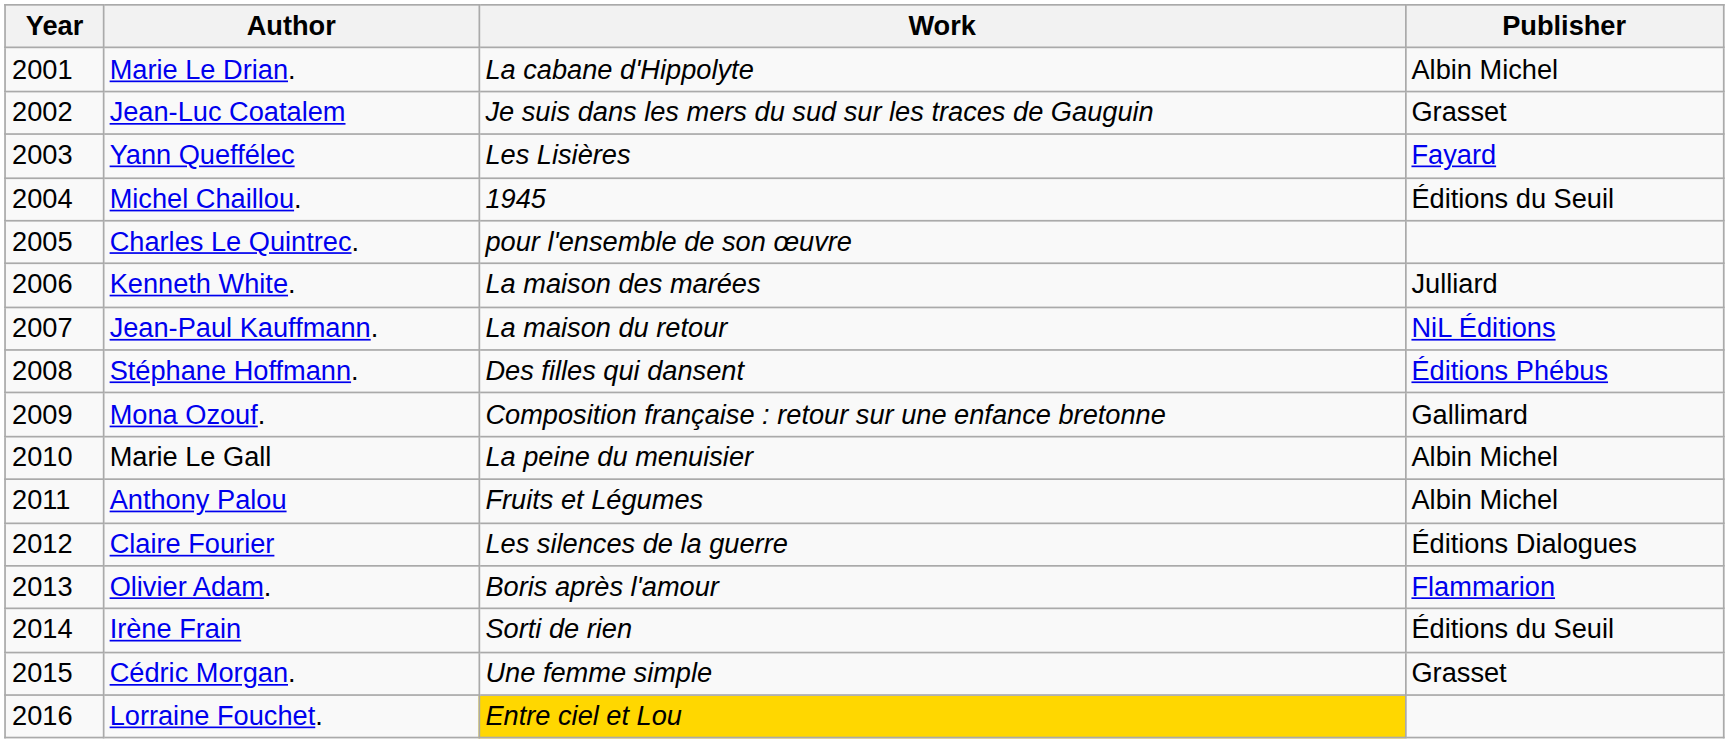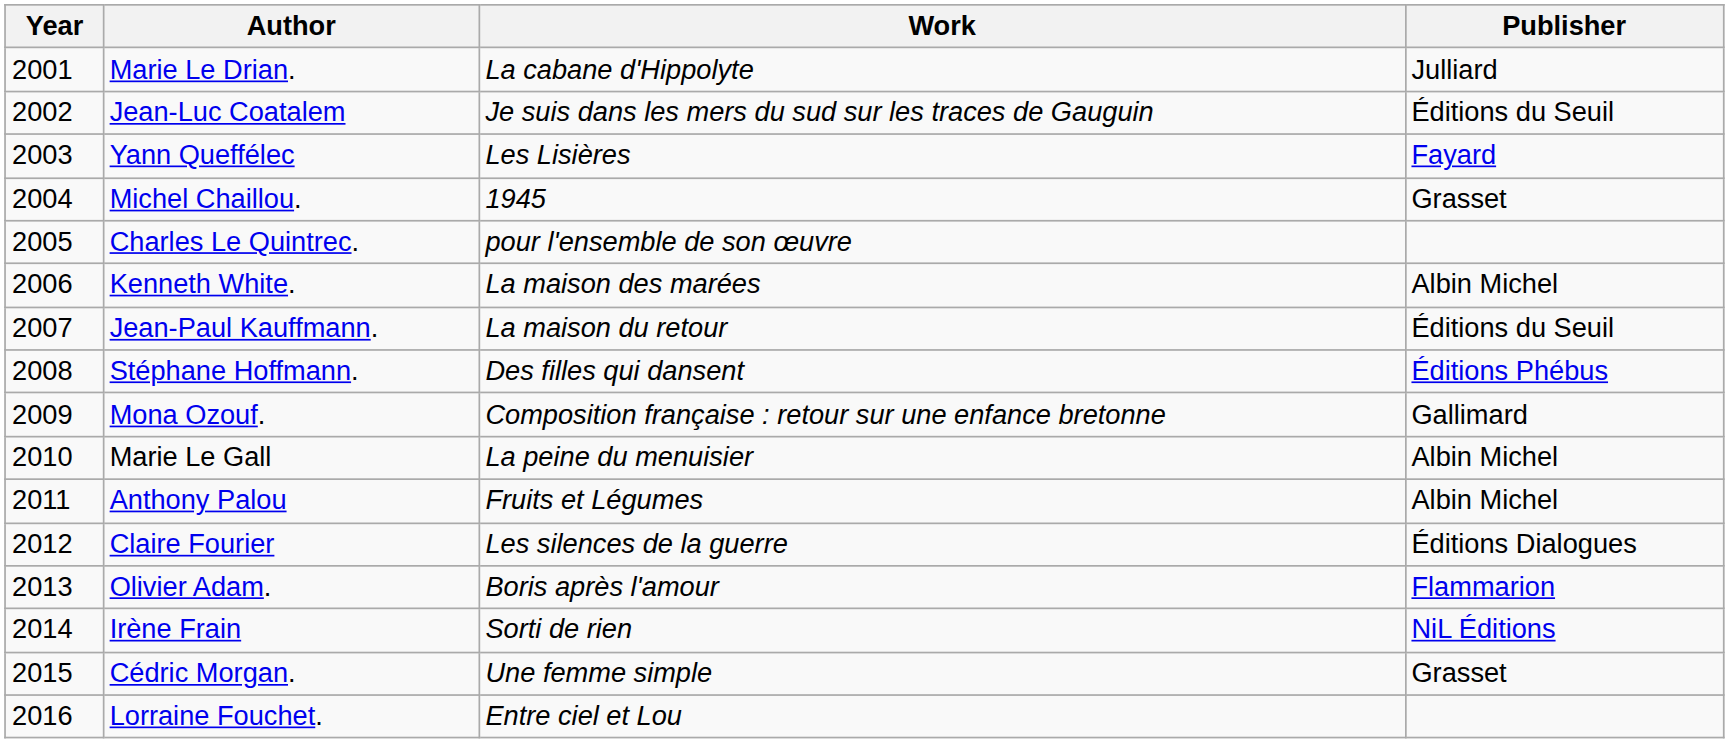(1485, 69) Albin Michel -> (1455, 69) Julliard
(1459, 112) Grasset -> (1513, 112) Éditions du Seuil
(1513, 198) Éditions du Seuil -> (1459, 198) Grasset
(1455, 284) Julliard -> (1485, 284) Albin Michel
(1484, 328) NiL Éditions -> (1513, 328) Éditions du Seuil
(1513, 629) Éditions du Seuil -> (1484, 629) NiL Éditions
(584, 716) gold background -> (584, 716) no background
